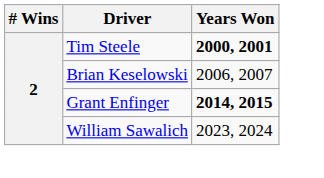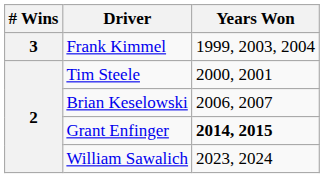+ row: (116, 46)
(234, 46) bold -> (234, 74) normal
